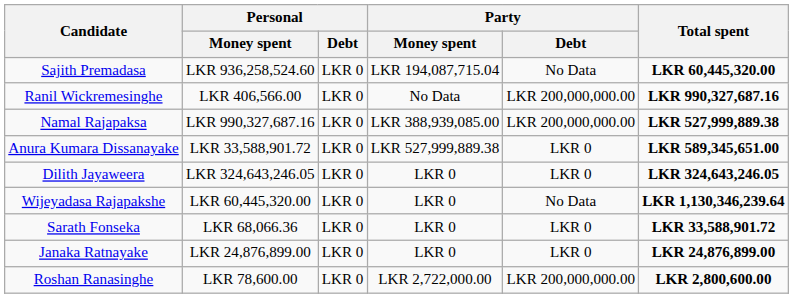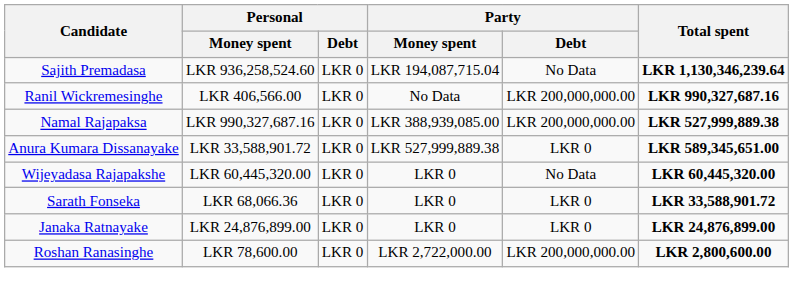(713, 69) LKR 60,445,320.00 -> (713, 69) LKR 1,130,346,239.64
- row: (93, 174)
(713, 200) LKR 1,130,346,239.64 -> (713, 174) LKR 60,445,320.00
